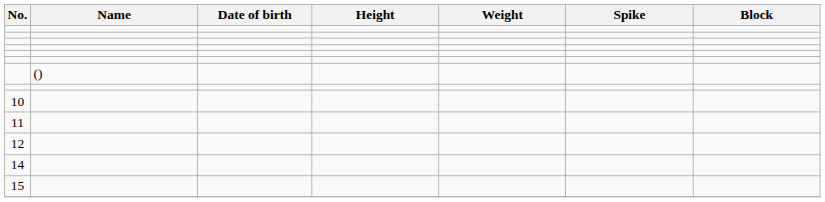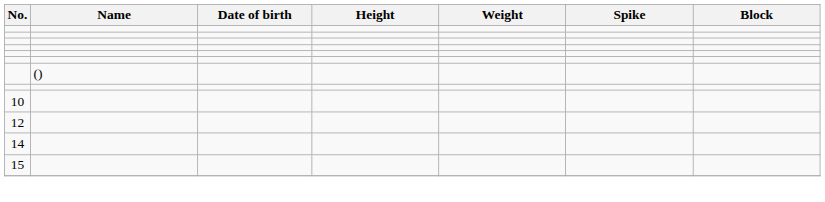- row: (17, 122)
